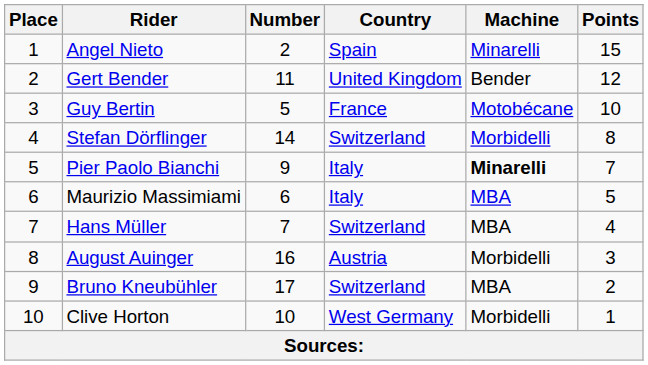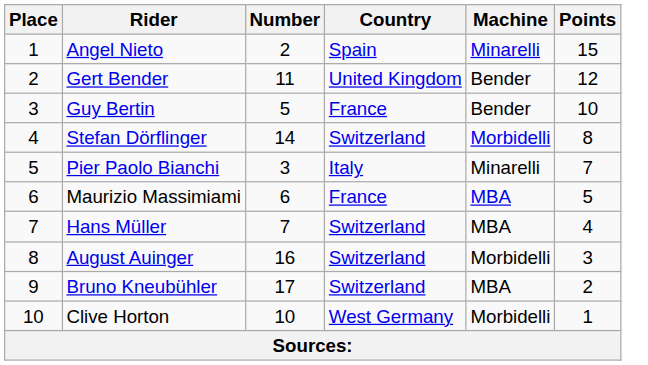(522, 108) Motobécane -> (501, 108) Bender
(285, 168) 9 -> (285, 168) 3
(508, 168) bold -> (505, 168) normal
(346, 197) Italy -> (358, 197) France
(358, 256) Austria -> (377, 256) Switzerland
